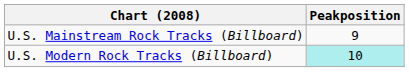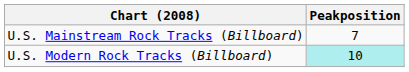(355, 35) 9 -> (355, 35) 7
